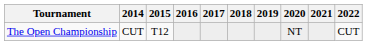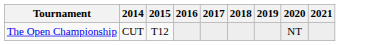- column: (349, 13)
